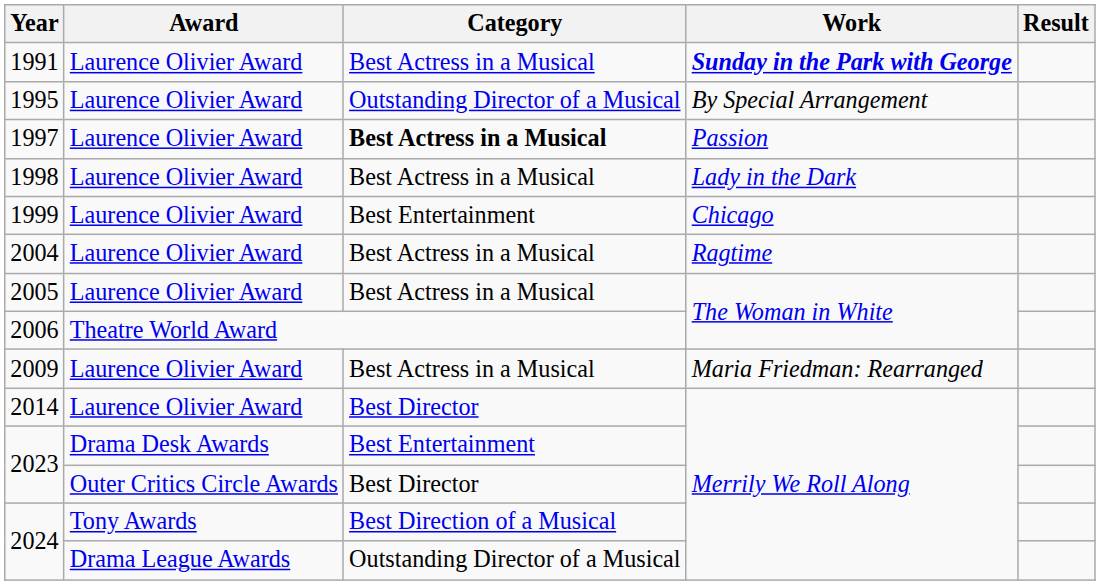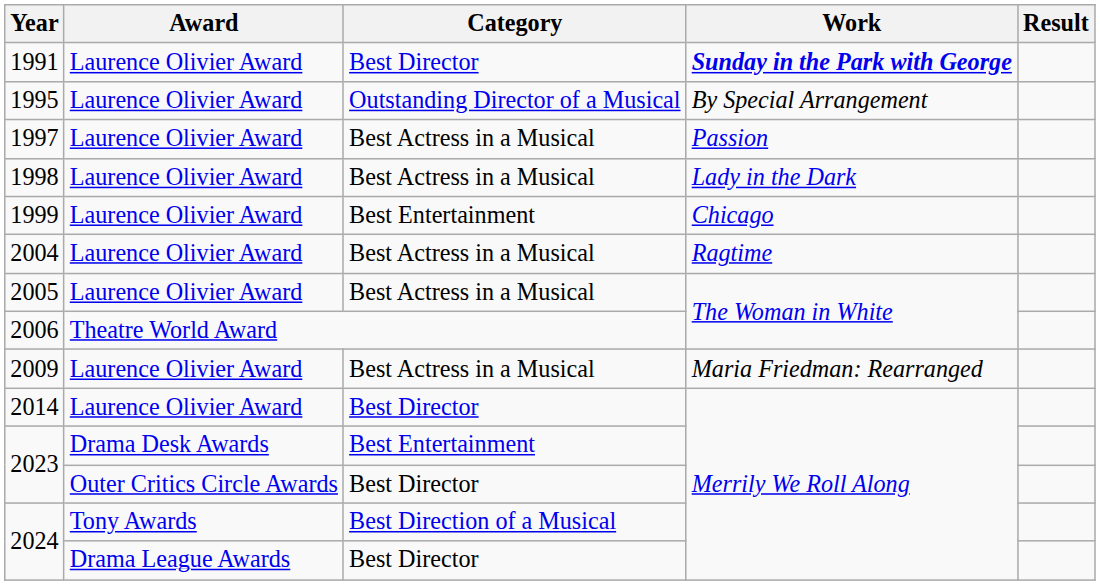(472, 61) Best Actress in a Musical -> (414, 61) Best Director
(478, 138) bold -> (472, 138) normal
(515, 560) Outstanding Director of a Musical -> (414, 560) Best Director
